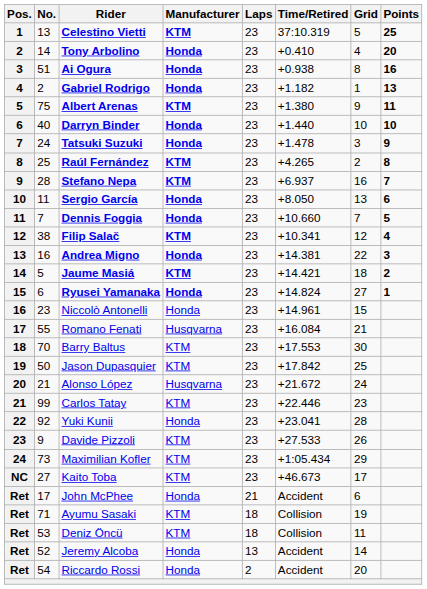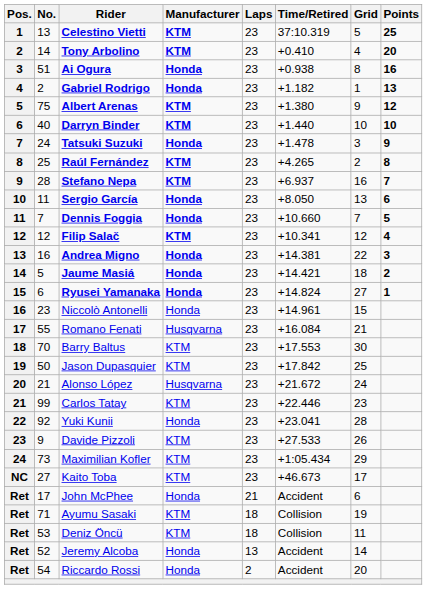(184, 51) Honda -> (178, 51) KTM
(390, 106) 11 -> (390, 106) 12
(184, 125) Honda -> (178, 125) KTM
(44, 236) 38 -> (44, 236) 12
(178, 273) KTM -> (184, 273) Honda
